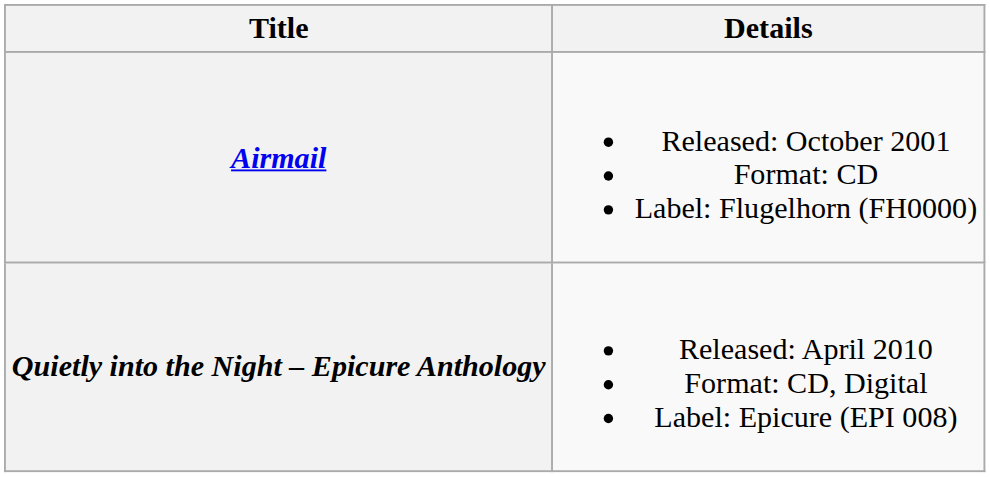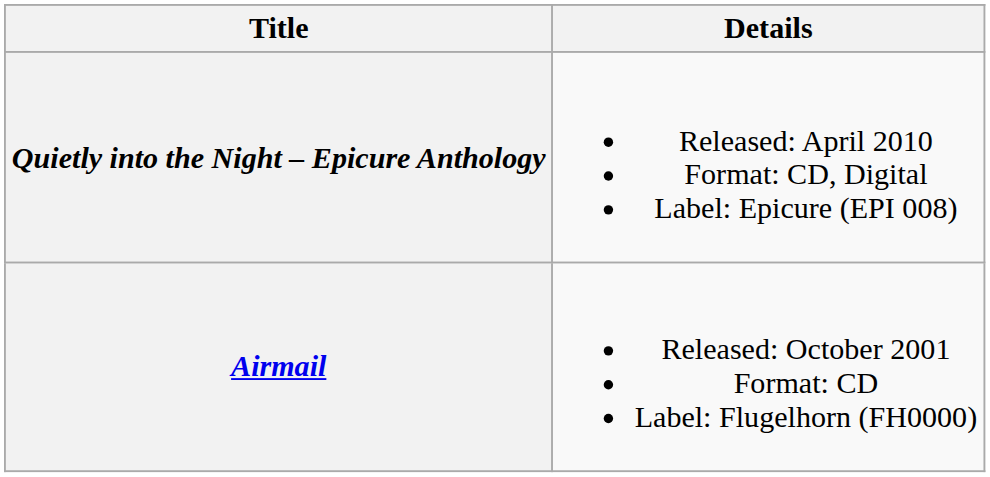rows swapped: (279, 156) <-> (279, 366)
